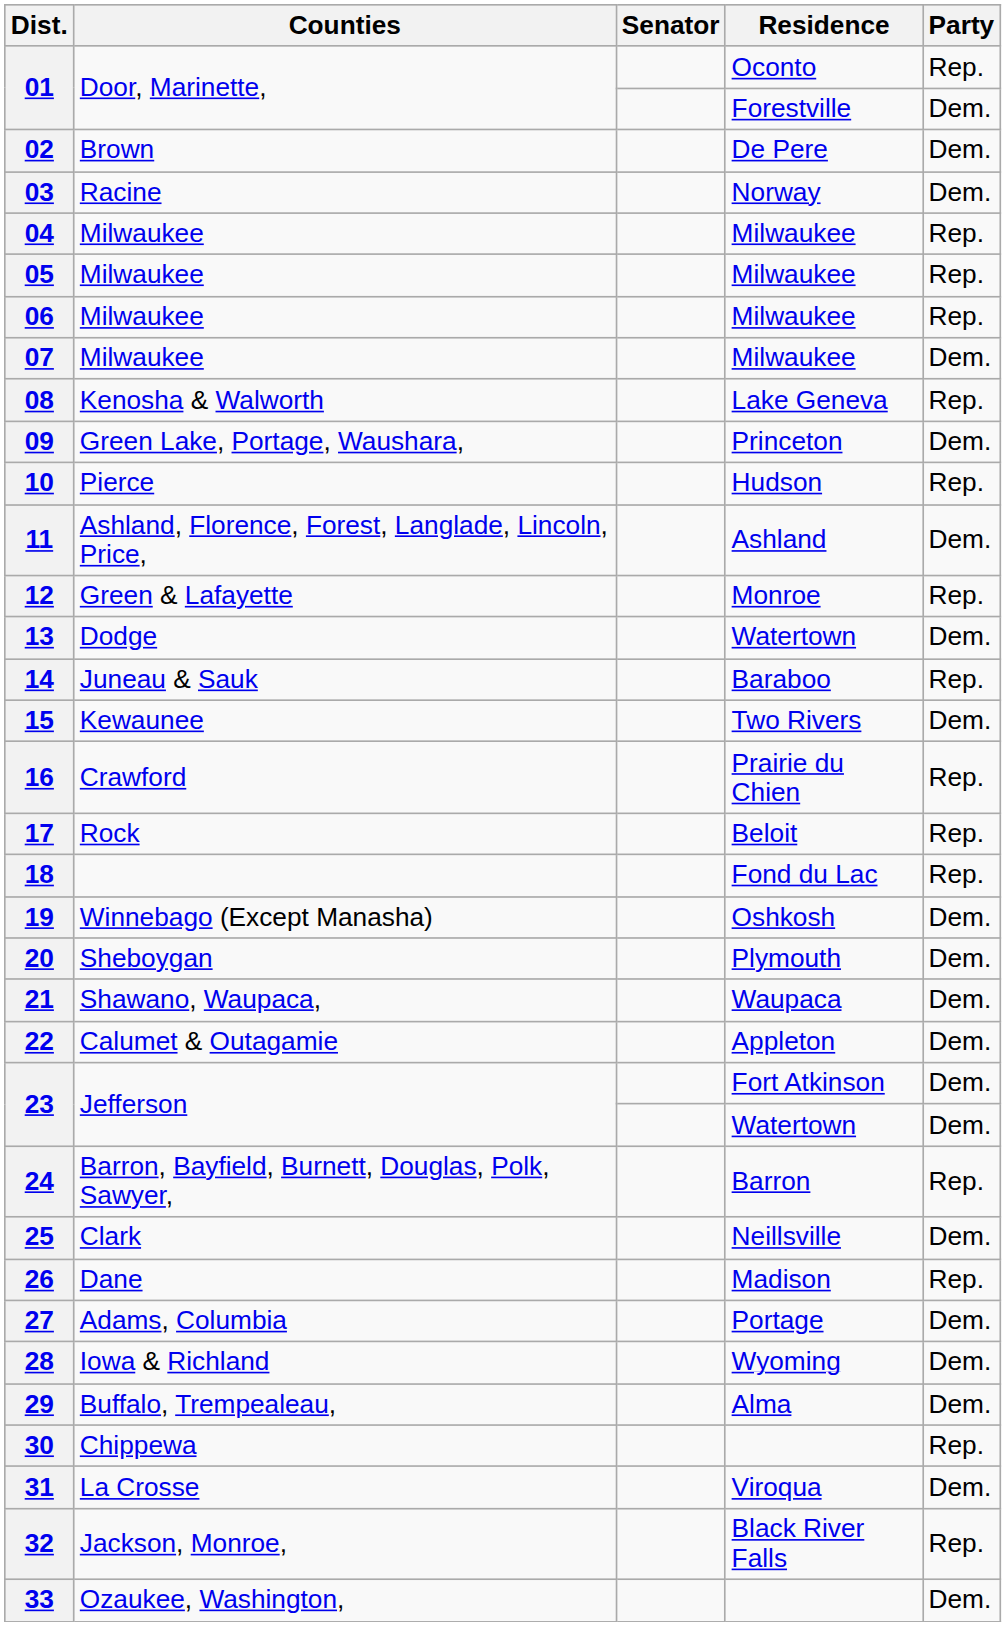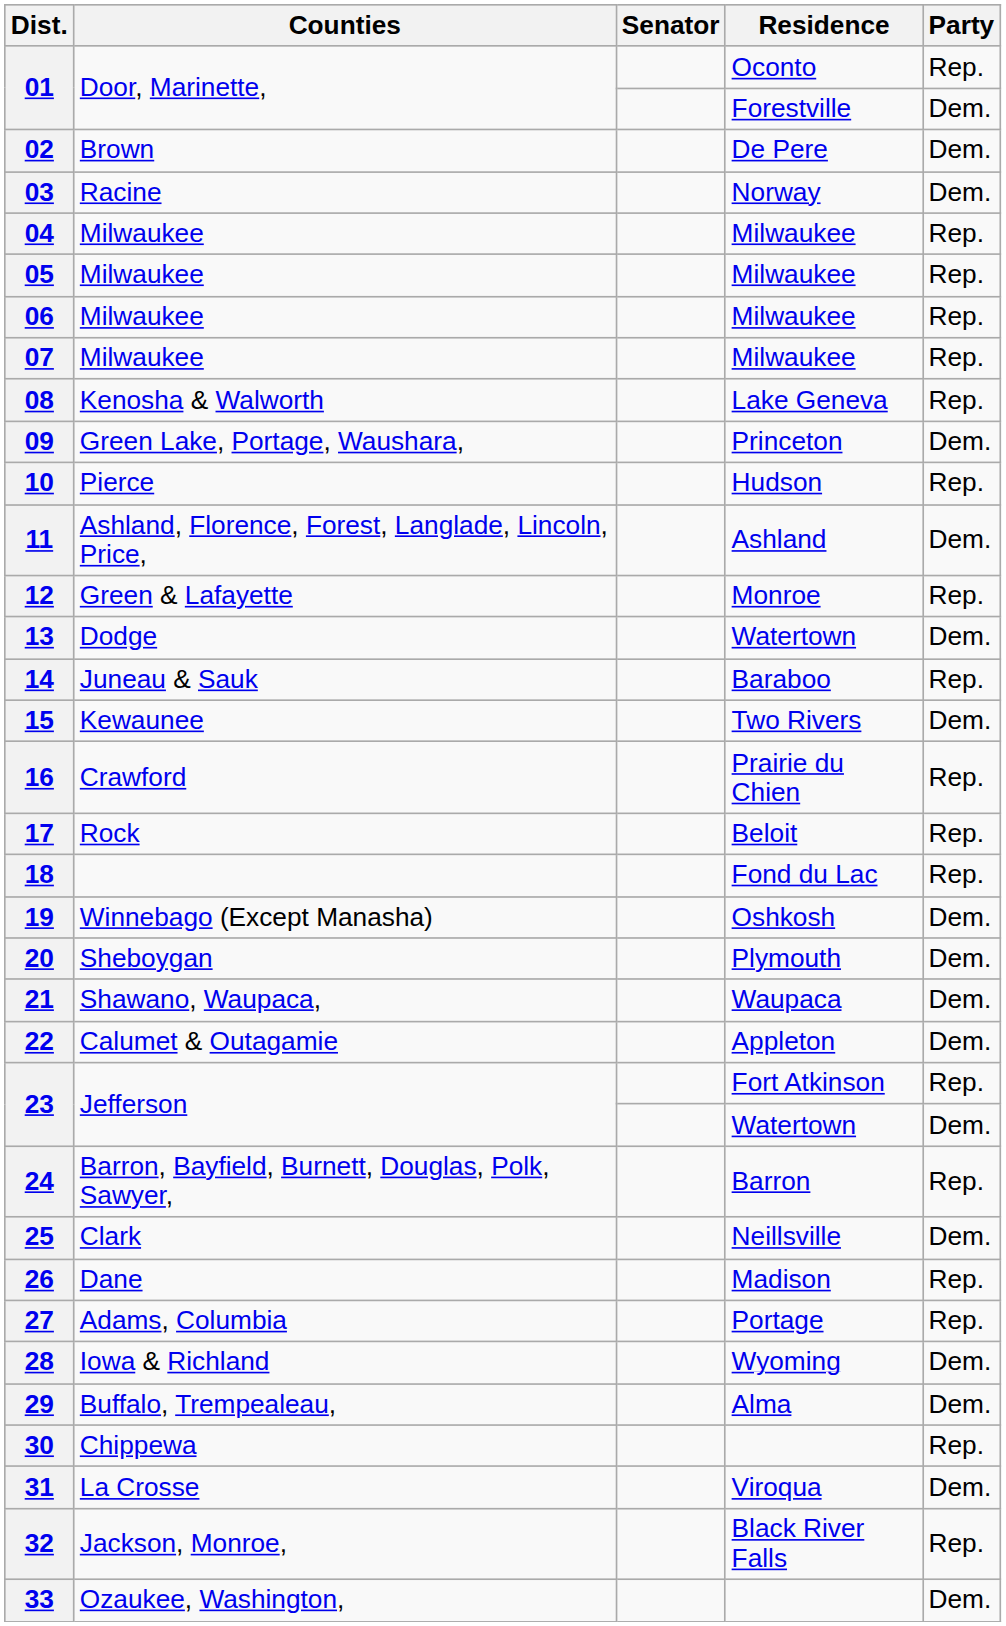(960, 358) Dem. -> (956, 358) Rep.
(960, 1083) Dem. -> (956, 1083) Rep.
(960, 1320) Dem. -> (956, 1320) Rep.
